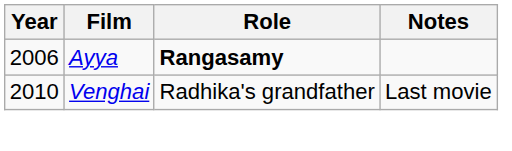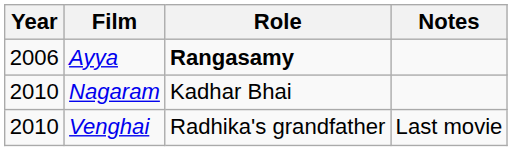+ row: (114, 92)
